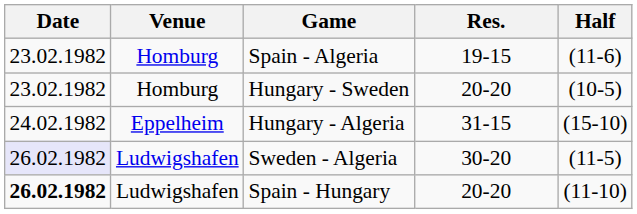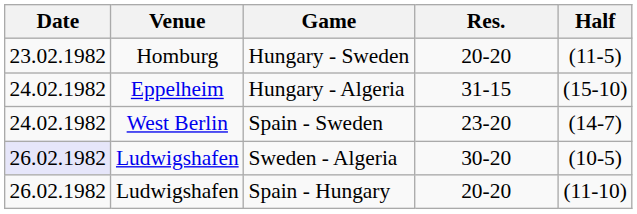- row: (313, 55)
(595, 89) (10-5) -> (595, 55) (11-5)
+ row: (316, 123)
(595, 157) (11-5) -> (595, 157) (10-5)
(58, 191) bold -> (58, 191) normal
